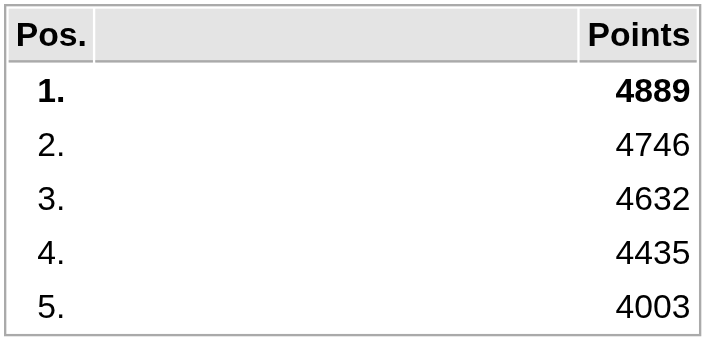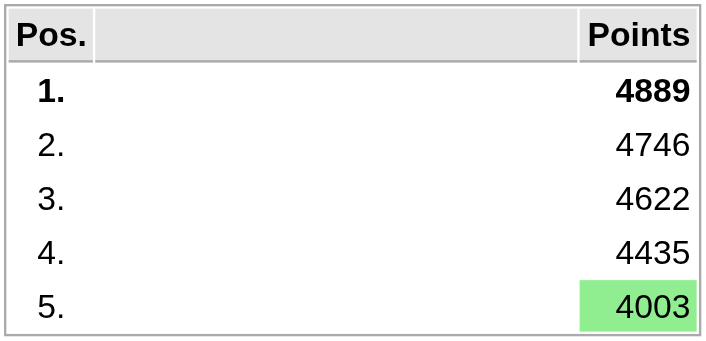(653, 198) 4632 -> (653, 198) 4622
(653, 306) no background -> (653, 306) lightgreen background
